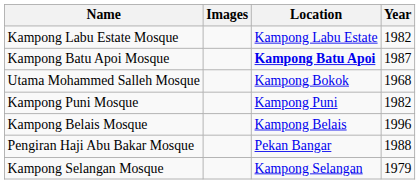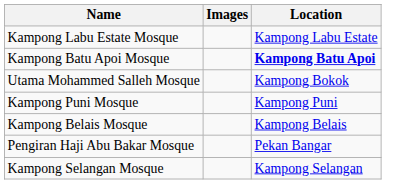- column: (398, 15)
